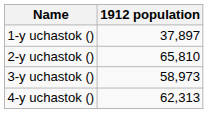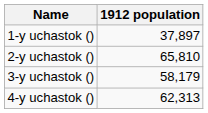(180, 77) 58,973 -> (180, 77) 58,179
